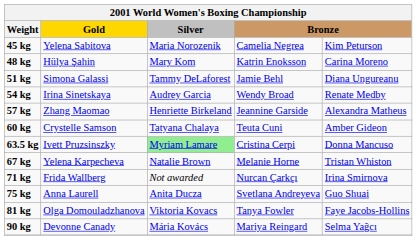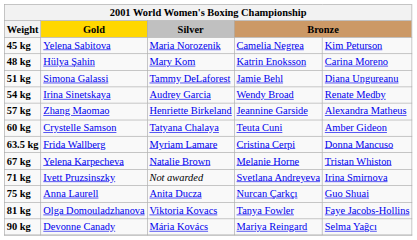(79, 144) Ivett Pruzsinszky -> (74, 144) Frida Wallberg
(183, 144) lightgreen background -> (183, 144) no background
(74, 177) Frida Wallberg -> (79, 177) Ivett Pruzsinszky
(267, 177) Nurcan Çarkçı -> (278, 177) Svetlana Andreyeva
(278, 194) Svetlana Andreyeva -> (267, 194) Nurcan Çarkçı
